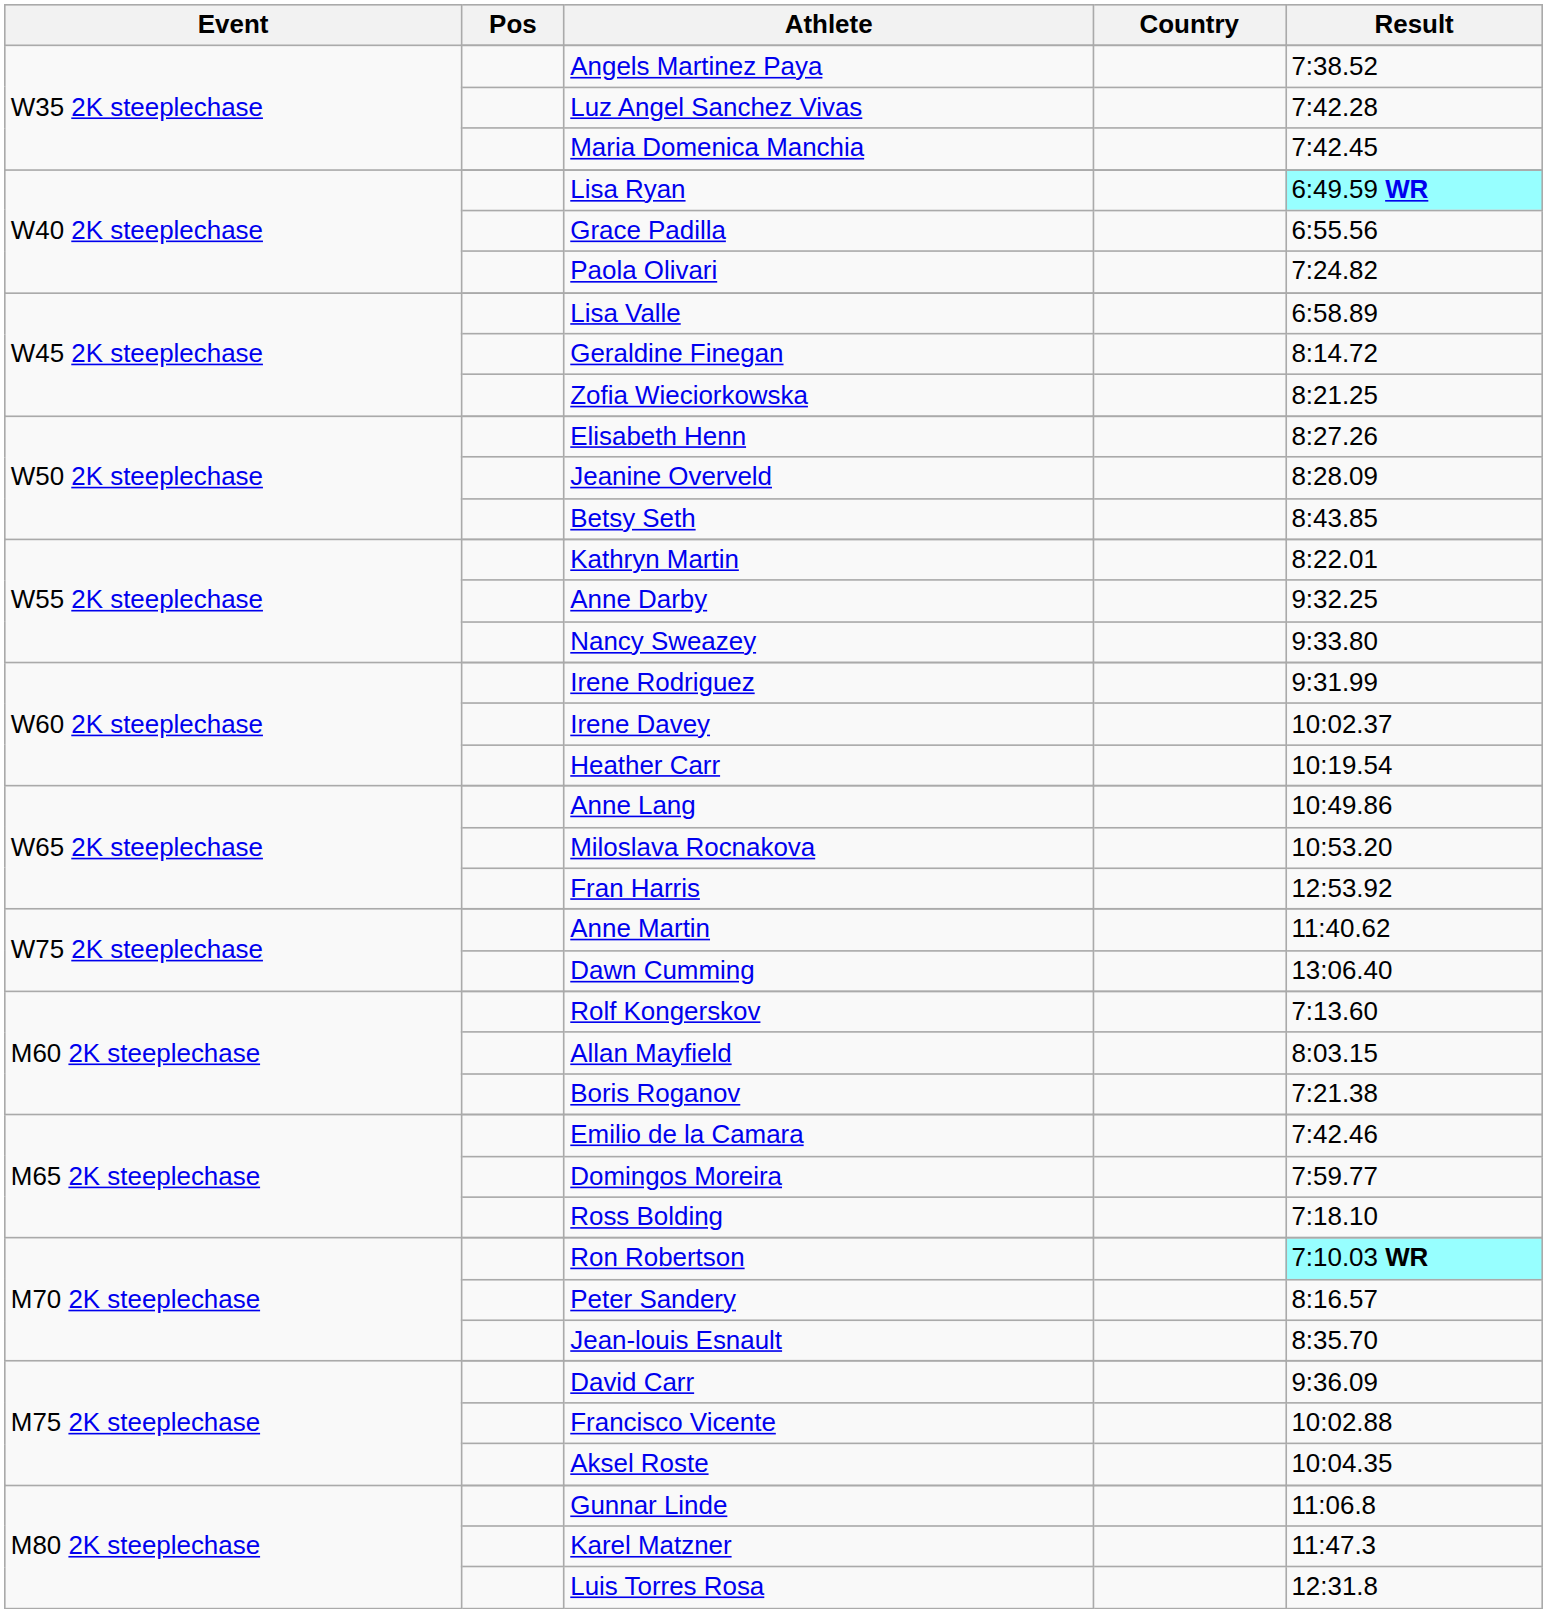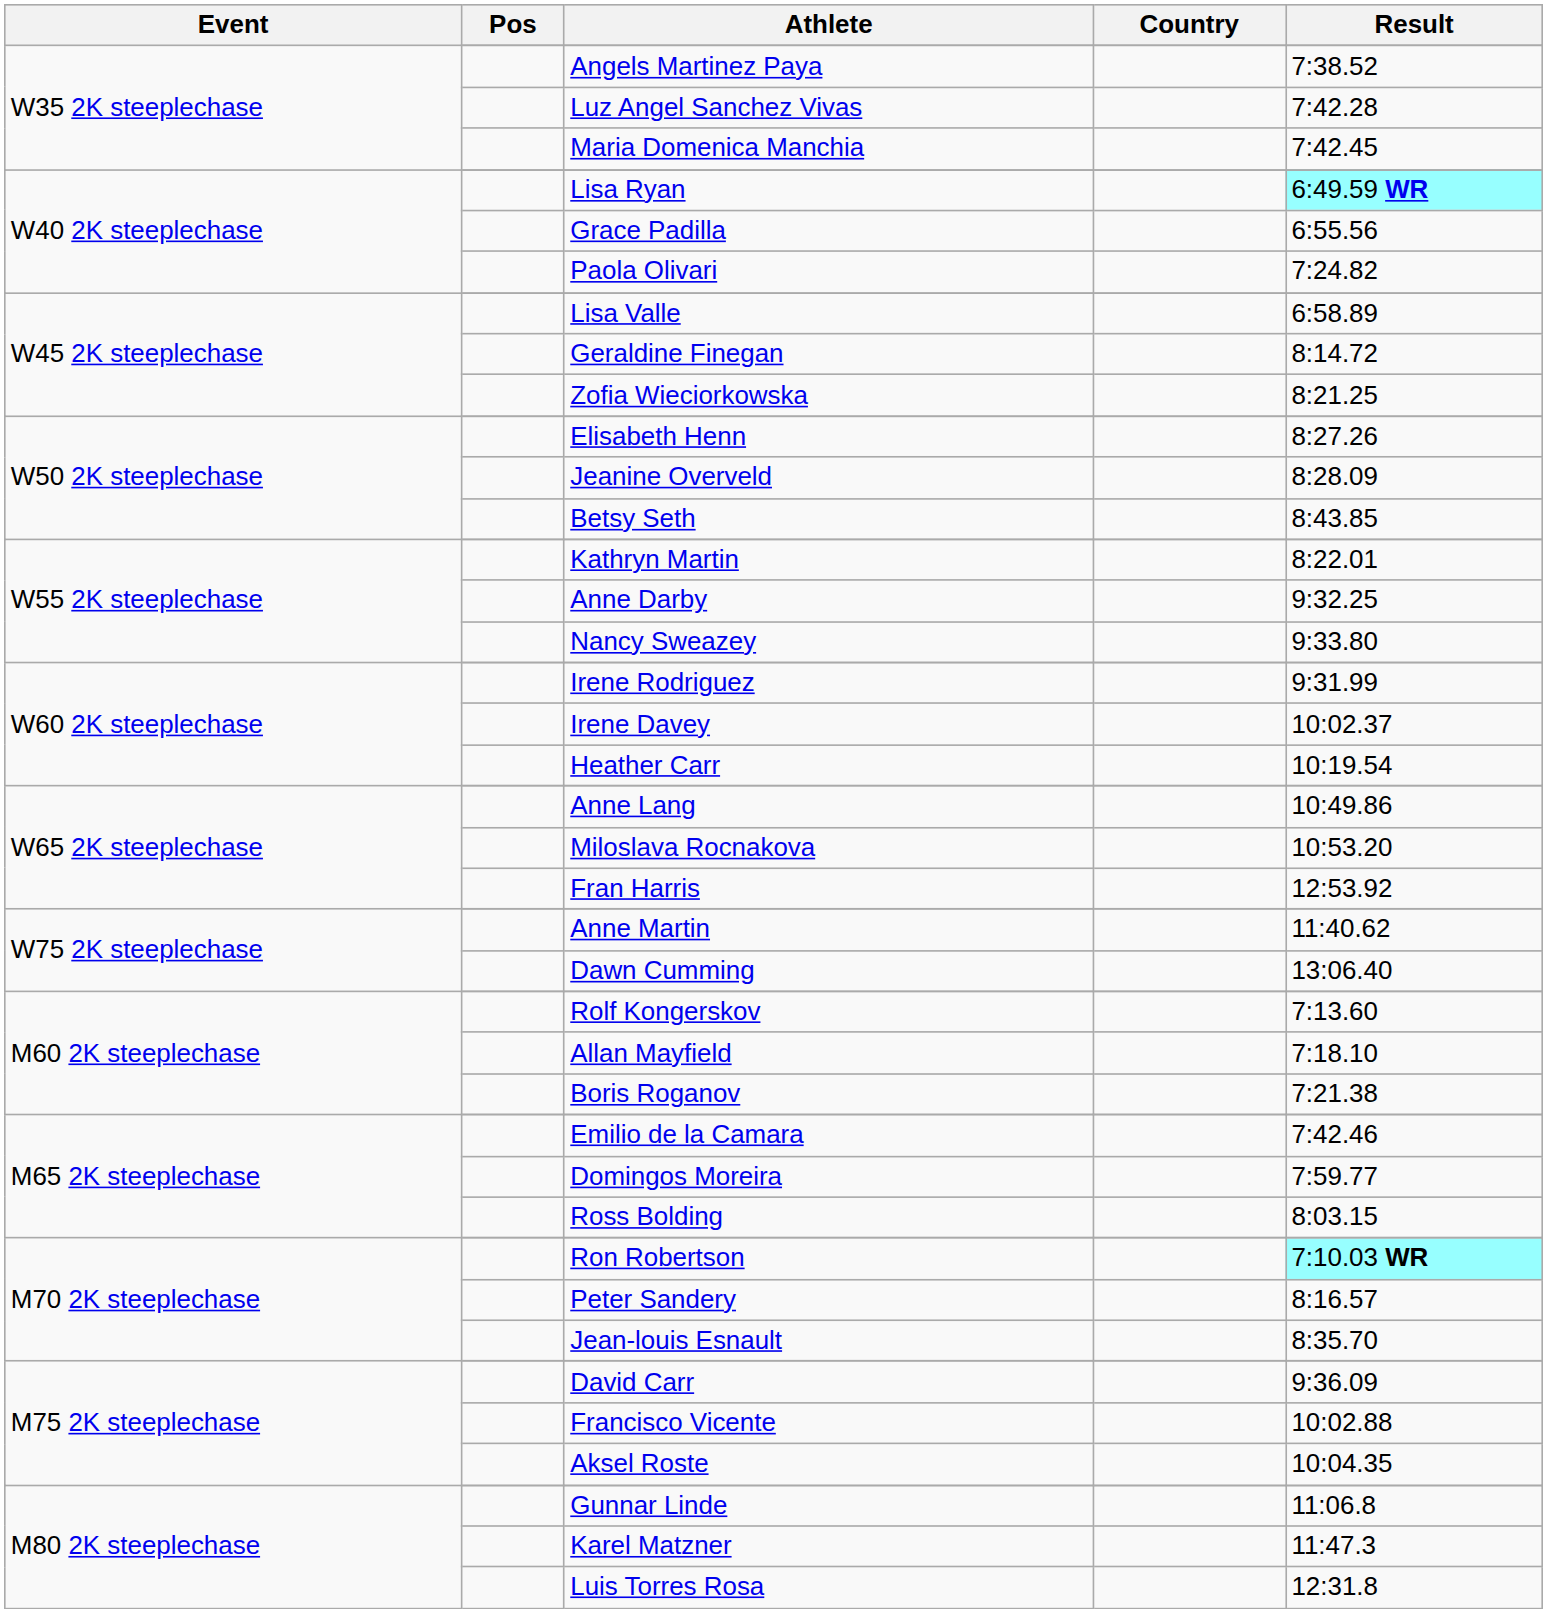(1335, 1052) 8:03.15 -> (1335, 1052) 7:18.10
(1335, 1217) 7:18.10 -> (1335, 1217) 8:03.15
